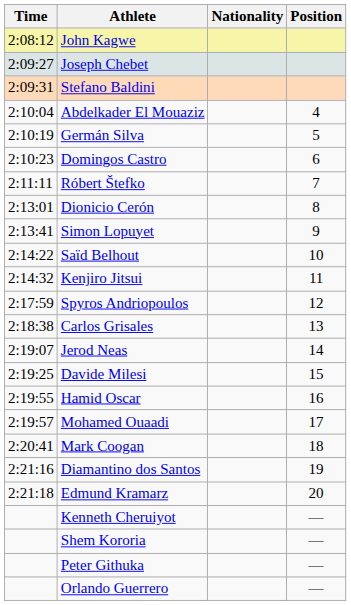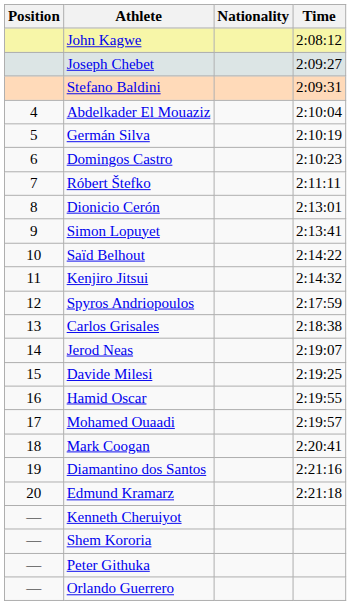columns swapped: (316, 16) <-> (31, 16)
